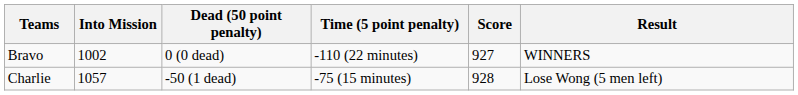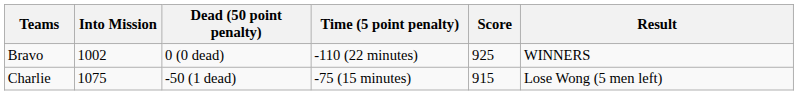(483, 55) 927 -> (483, 55) 925
(92, 78) 1057 -> (92, 78) 1075
(483, 78) 928 -> (483, 78) 915
